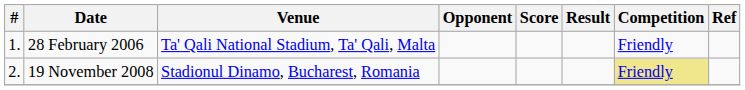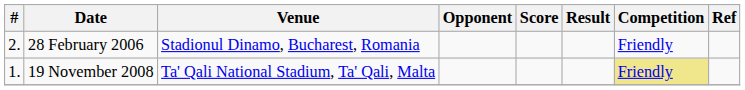(14, 44) 1. -> (14, 44) 2.
(298, 44) Ta' Qali National Stadium, Ta' Qali, Malta -> (290, 44) Stadionul Dinamo, Bucharest, Romania
(14, 71) 2. -> (14, 71) 1.
(290, 71) Stadionul Dinamo, Bucharest, Romania -> (298, 71) Ta' Qali National Stadium, Ta' Qali, Malta
